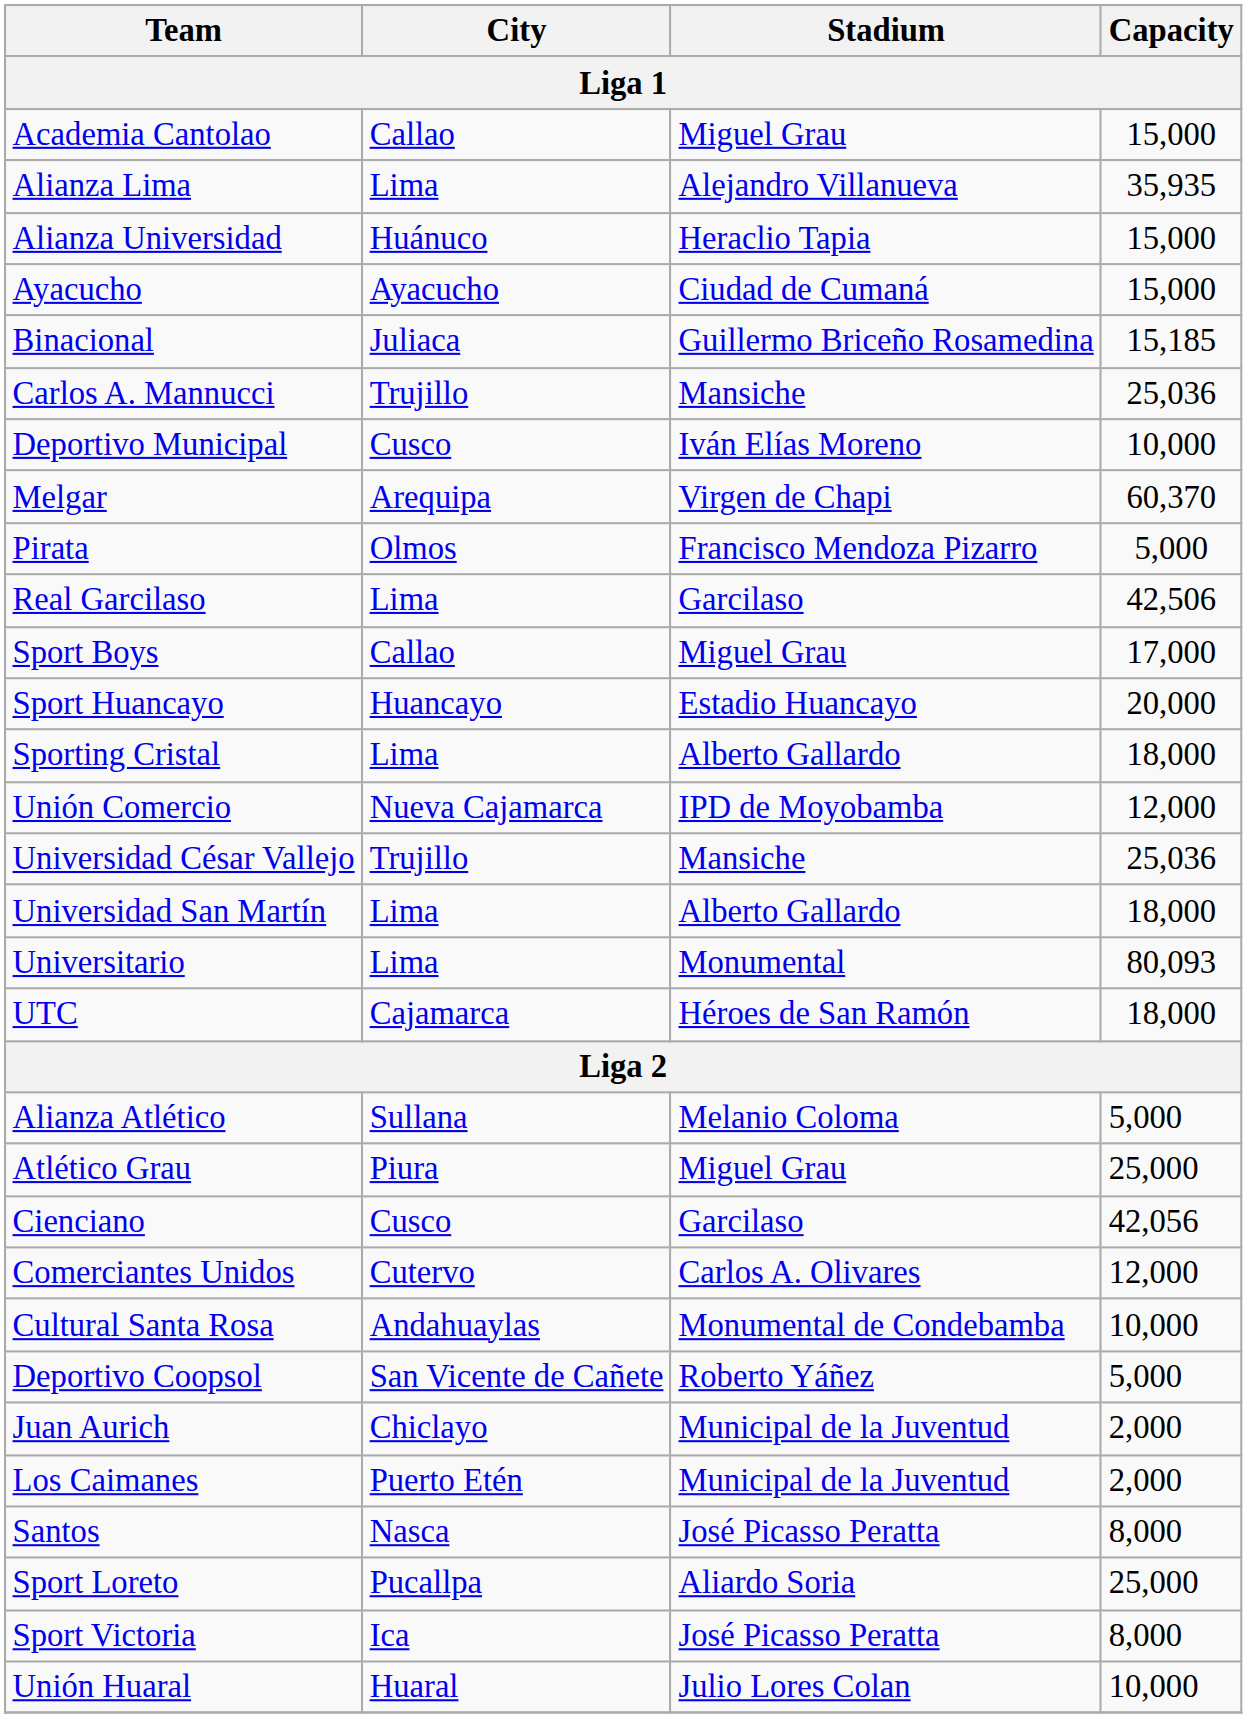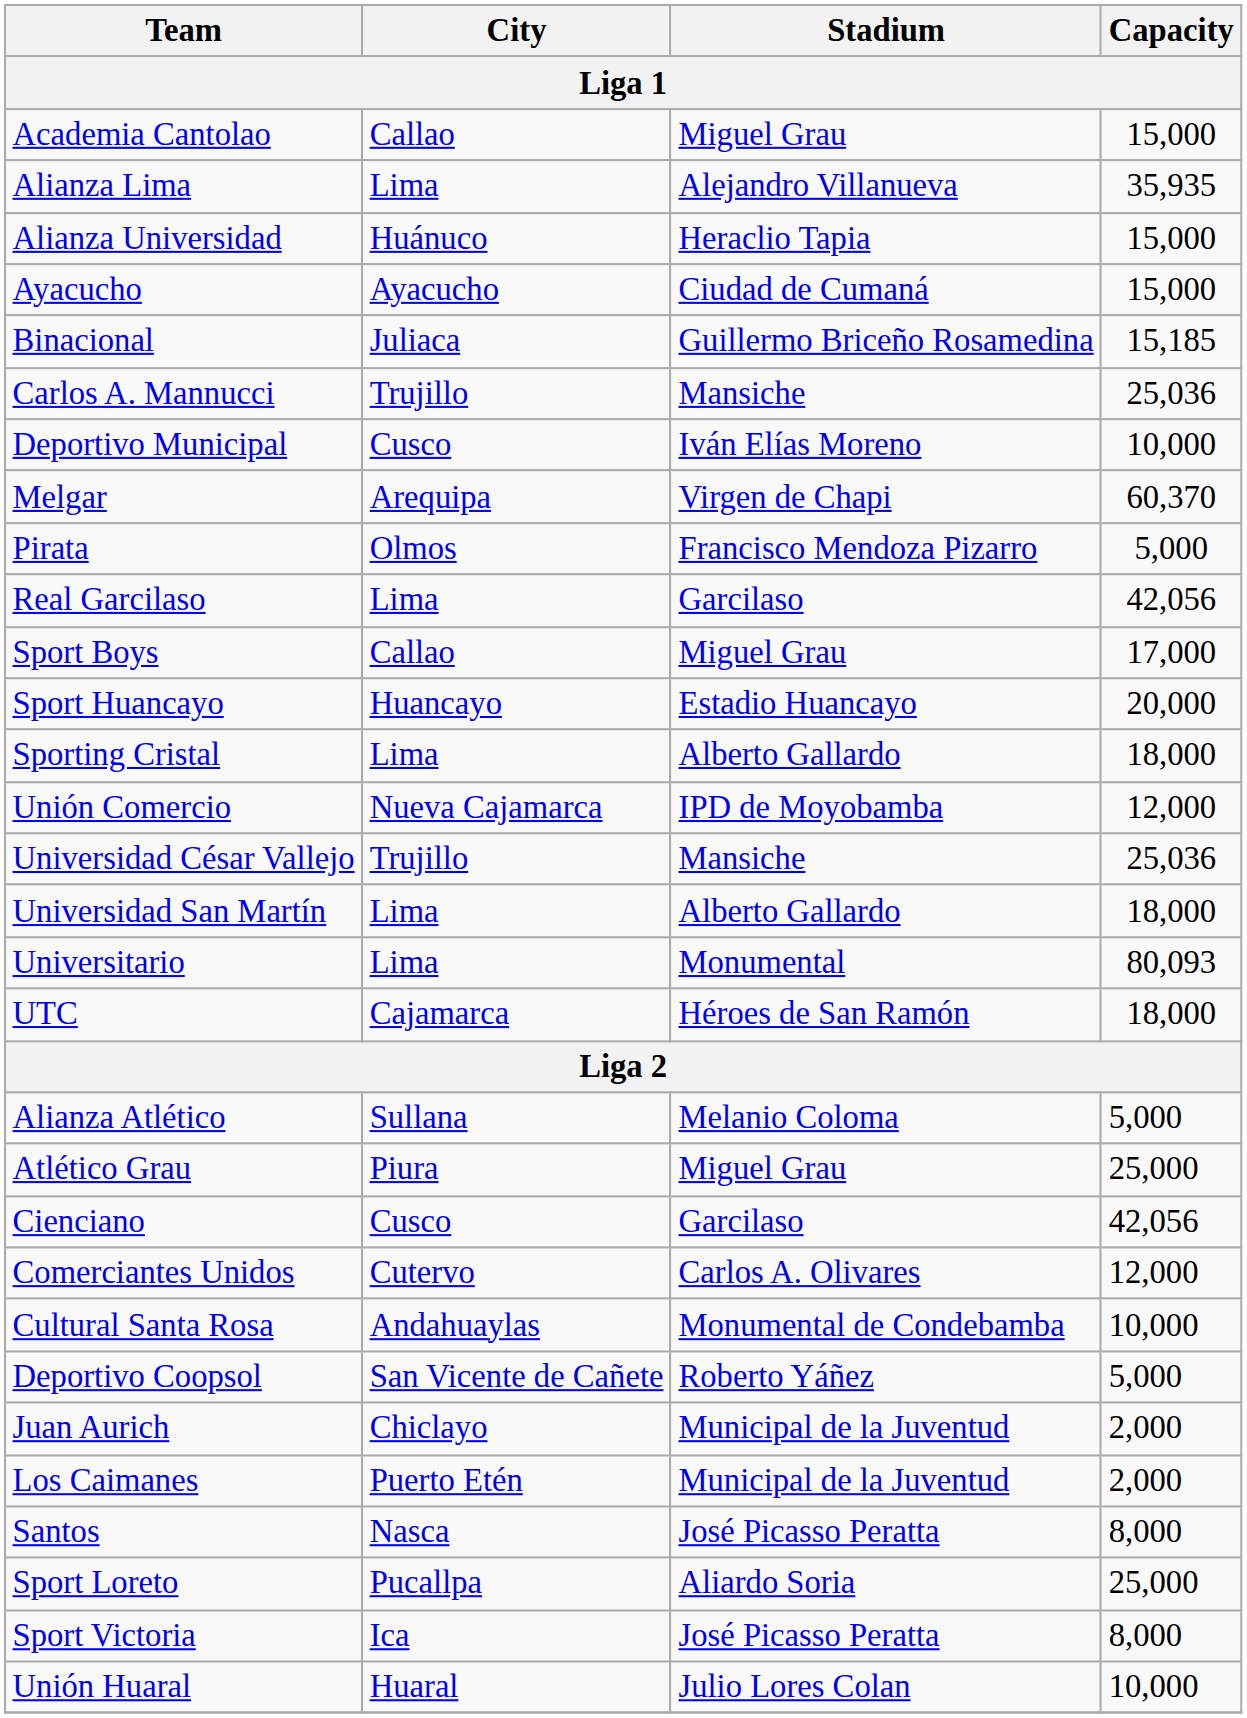(1171, 599) 42,506 -> (1171, 599) 42,056
